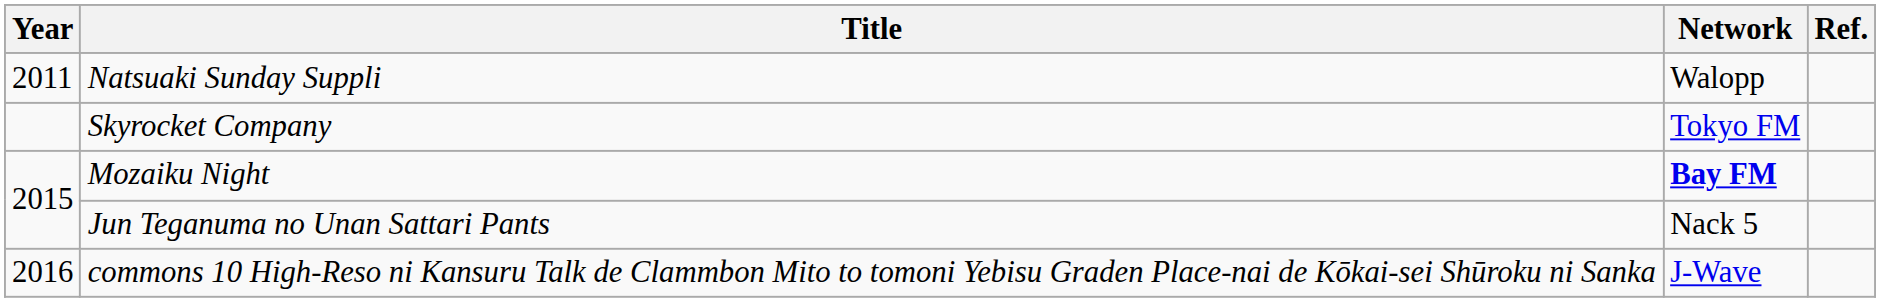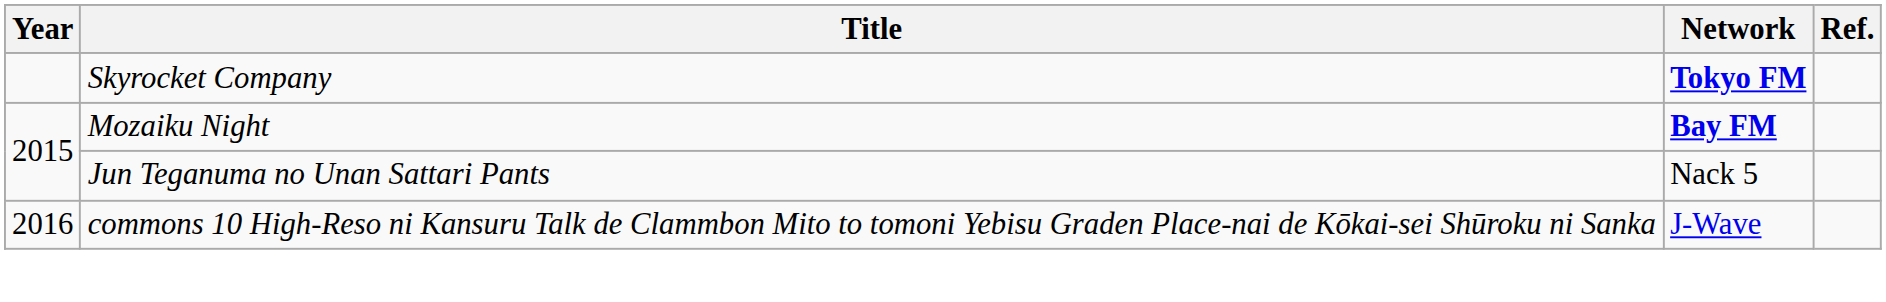- row: (234, 77)
(1735, 126) normal -> (1738, 77) bold
